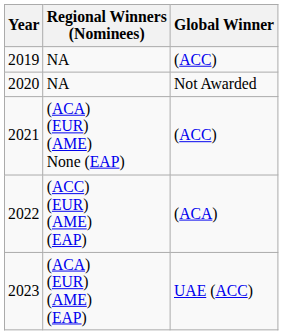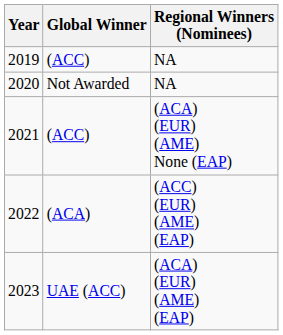columns swapped: (224, 25) <-> (107, 25)
